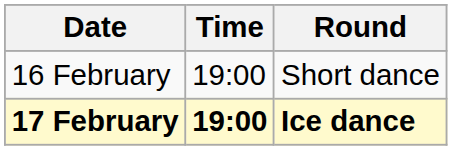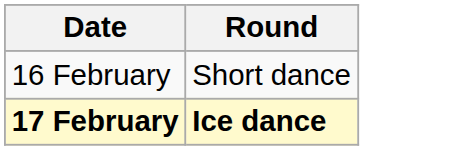- column: (230, 27)
